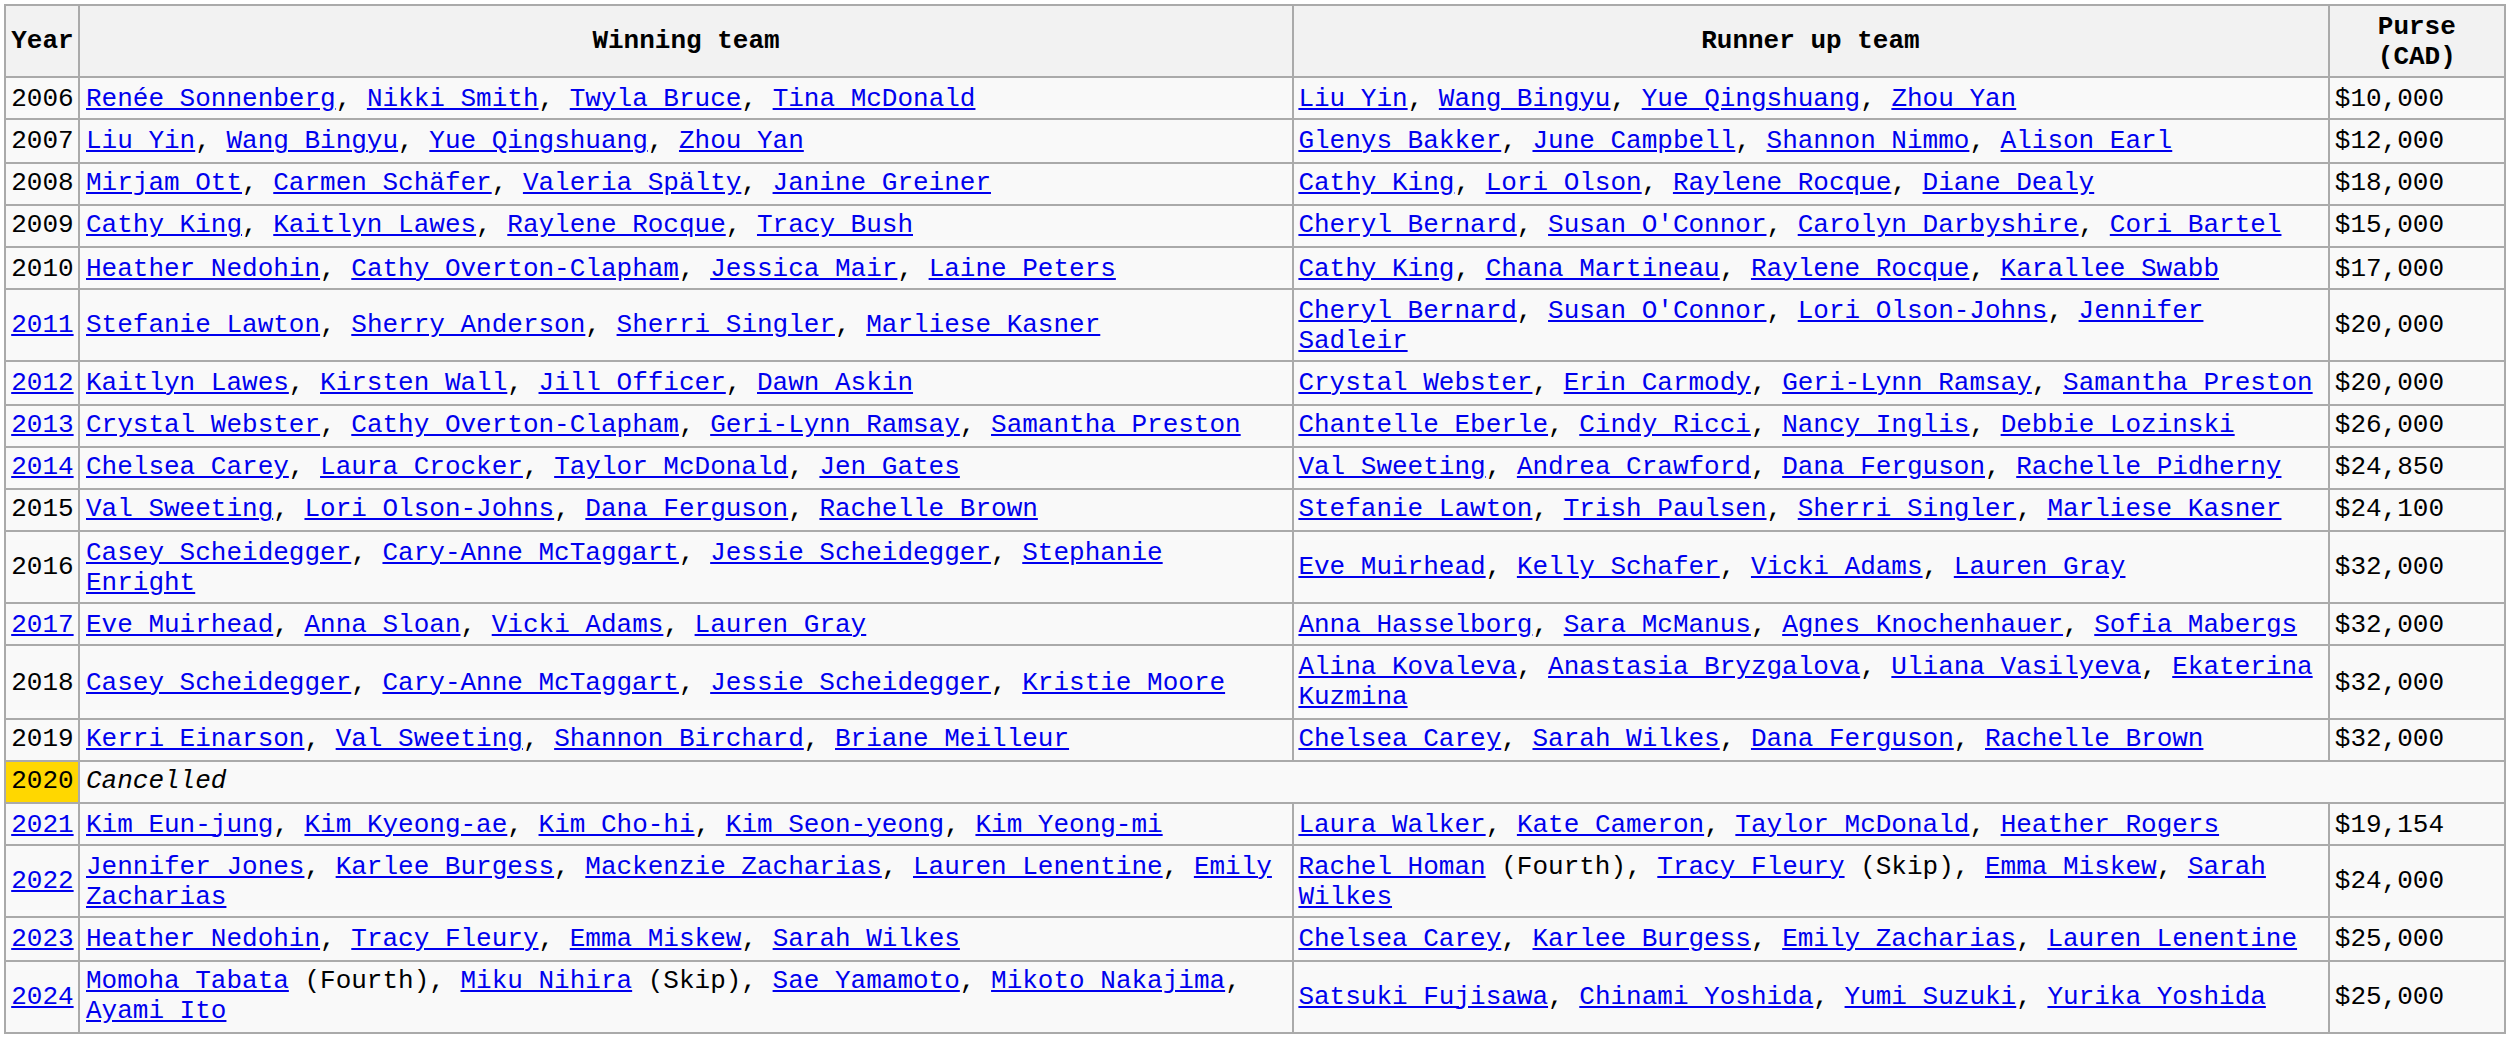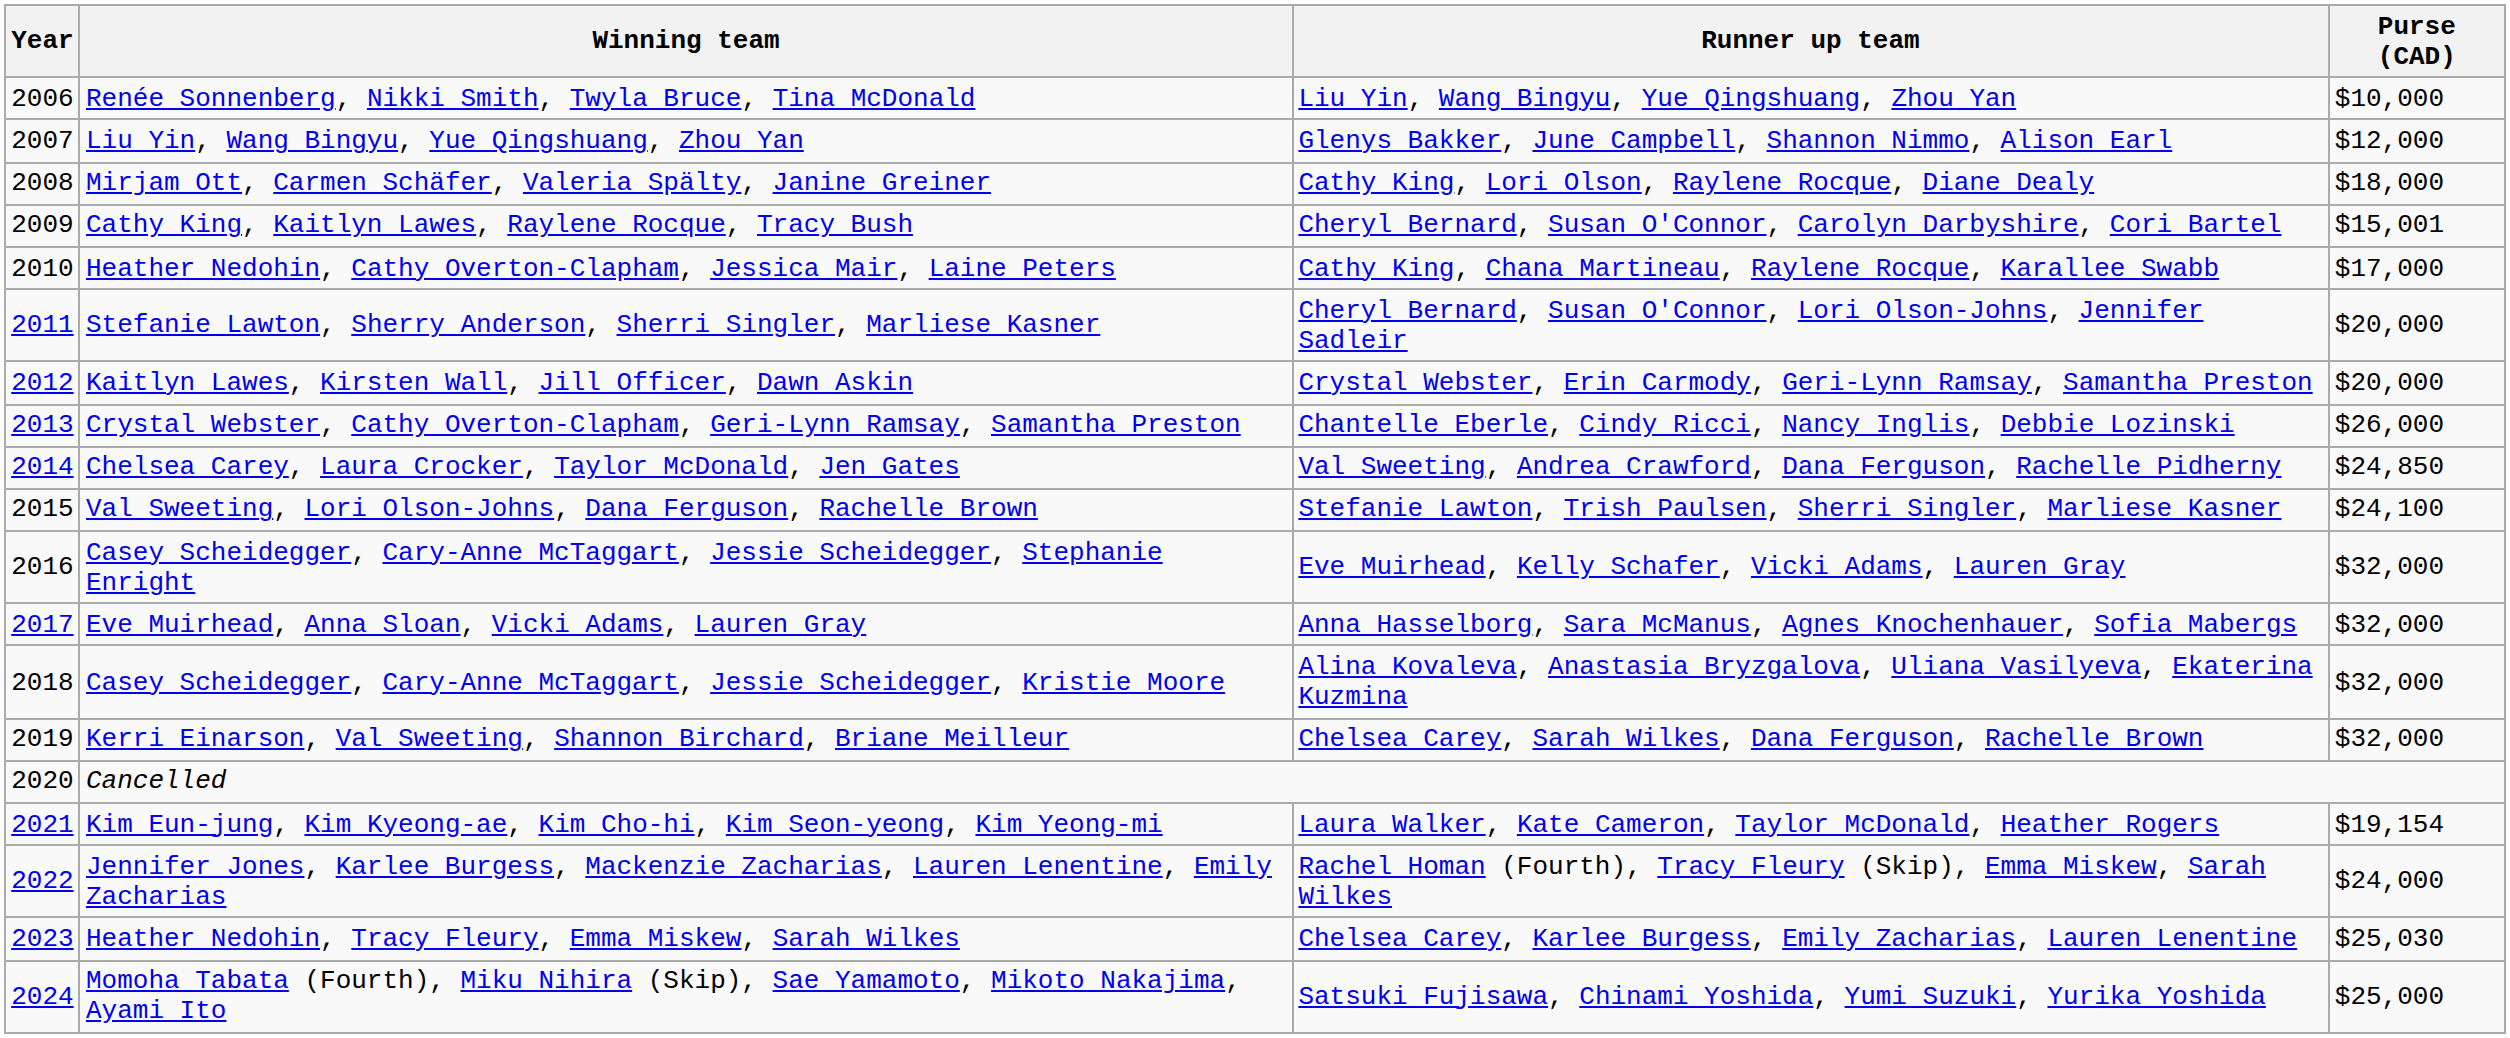(2389, 226) $15,000 -> (2389, 226) $15,001
(42, 782) gold background -> (42, 782) no background
(2389, 939) $25,000 -> (2389, 939) $25,030
